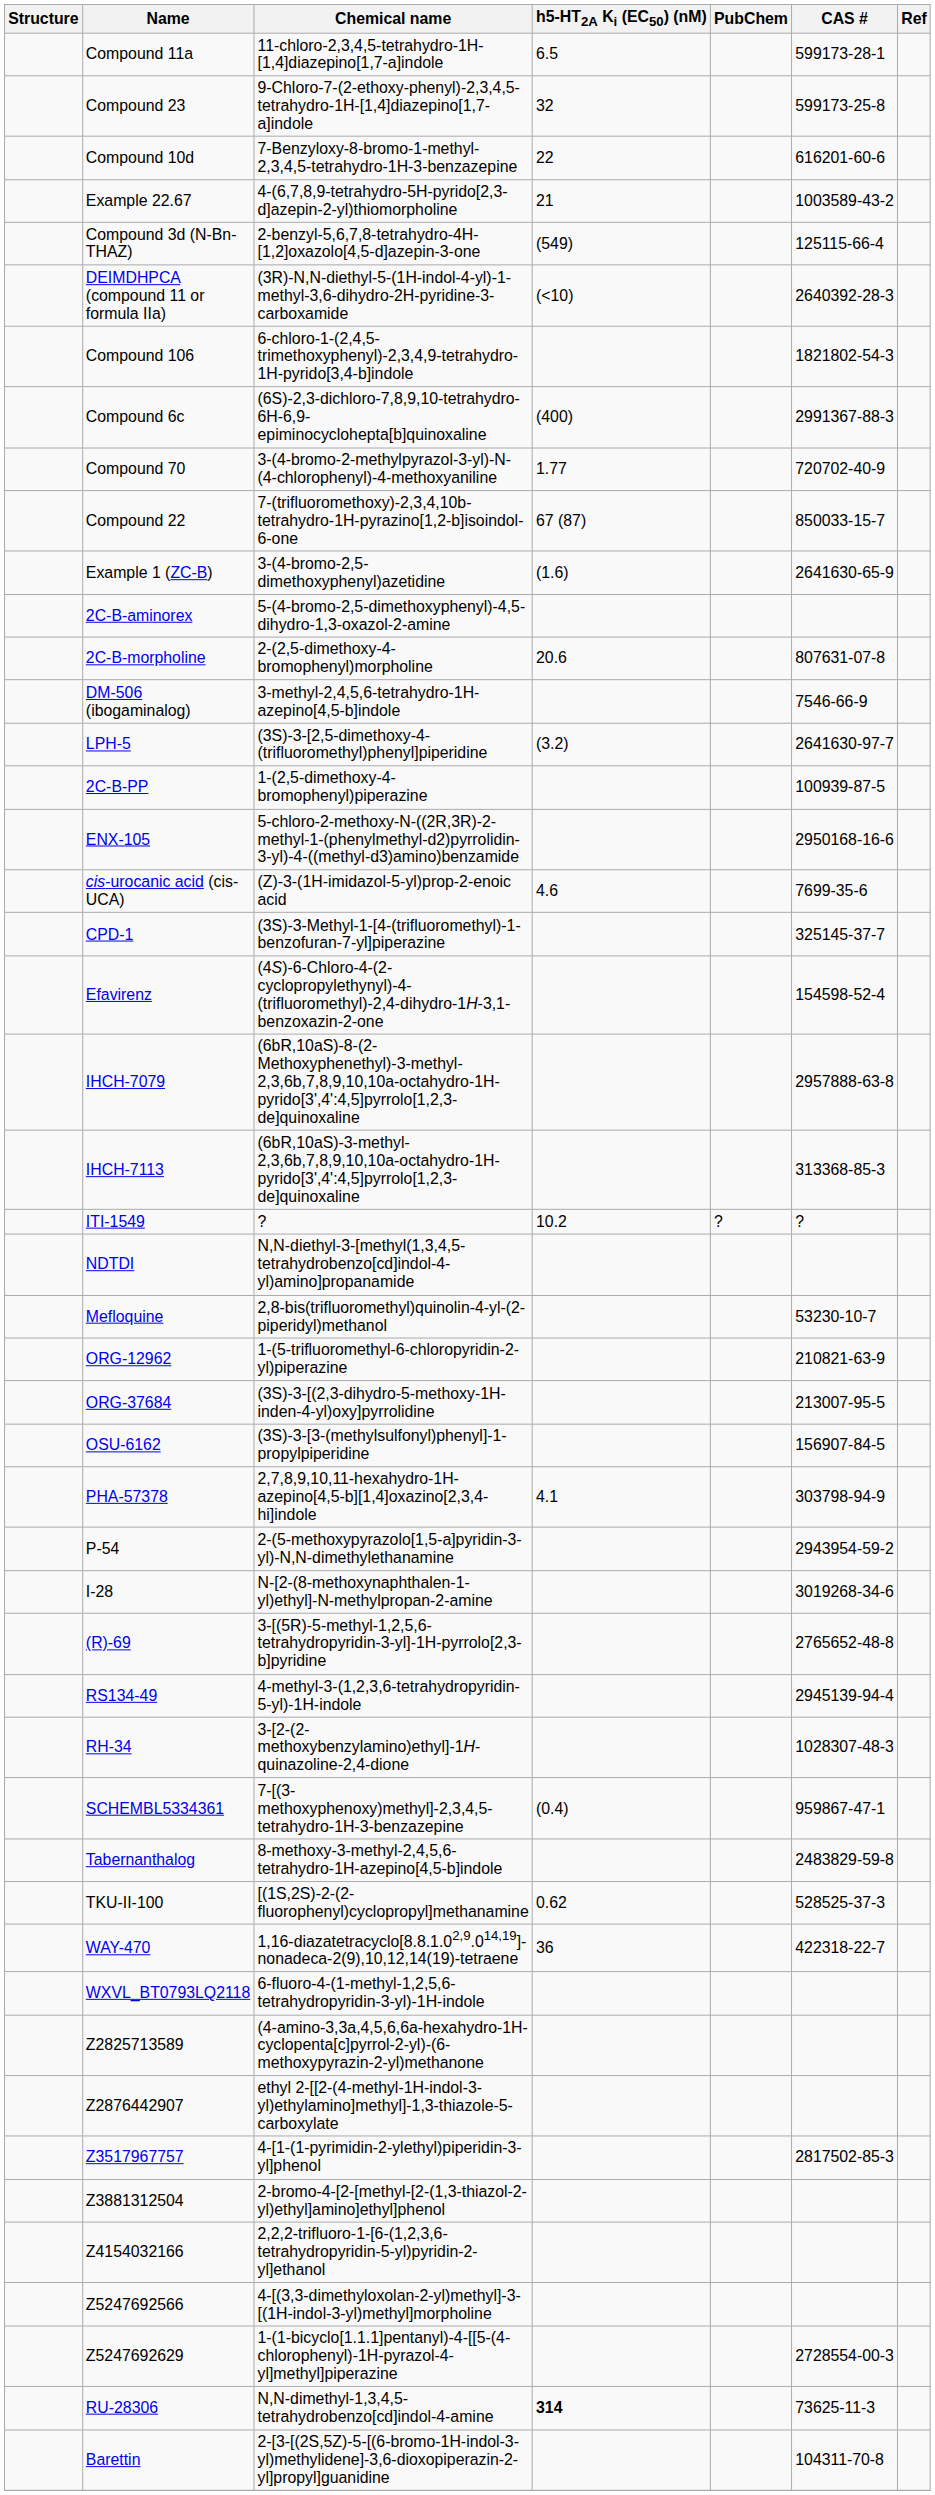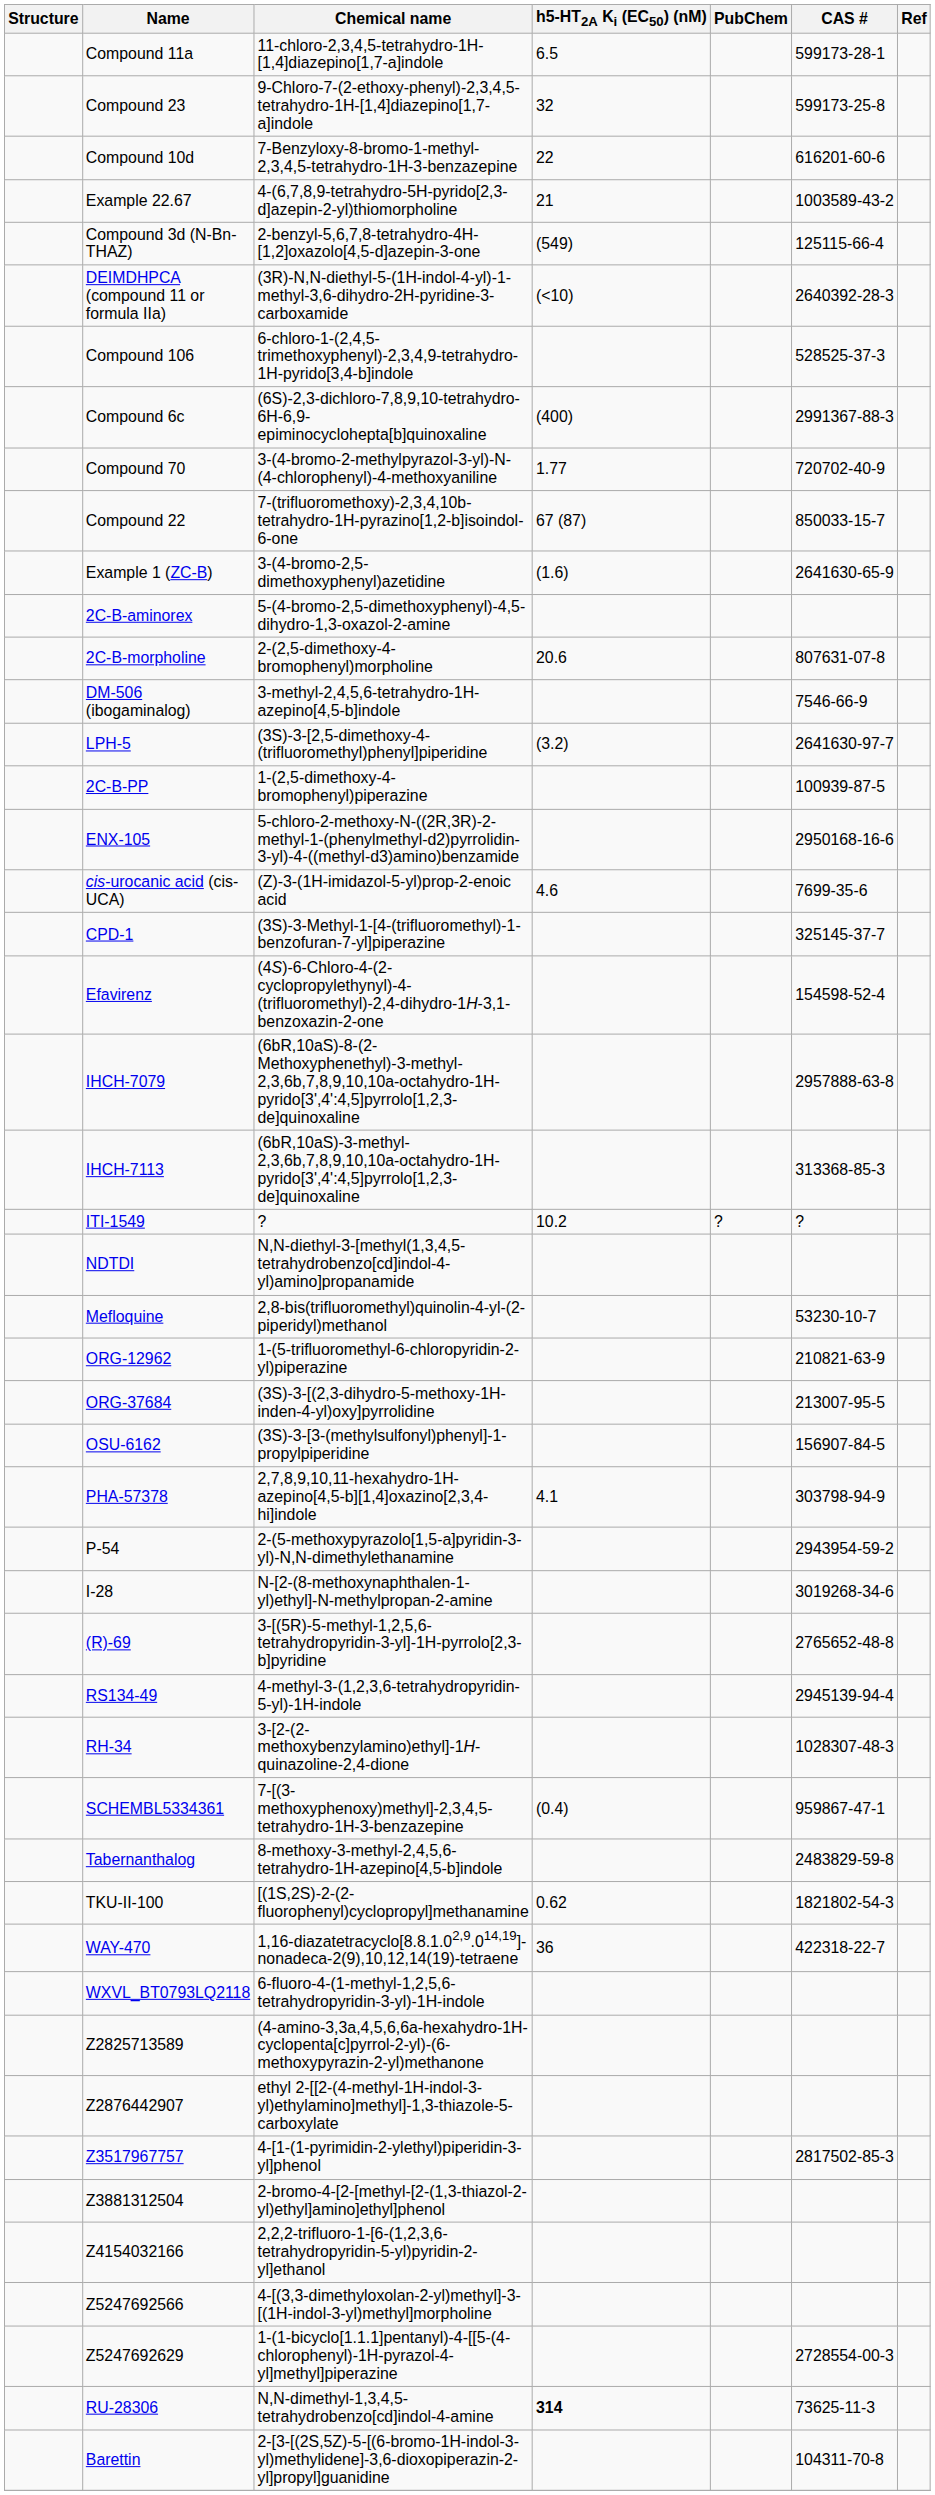(845, 356) 1821802-54-3 -> (840, 356) 528525-37-3
(840, 1903) 528525-37-3 -> (845, 1903) 1821802-54-3
